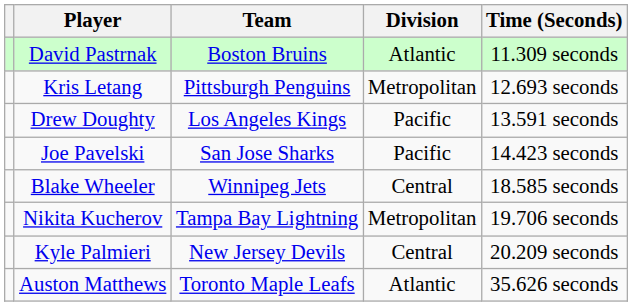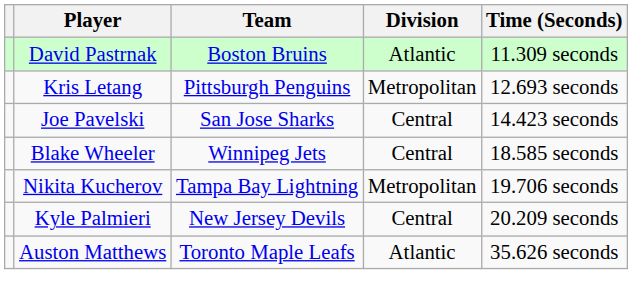- row: (93, 119)
(422, 152) Pacific -> (422, 119) Central
